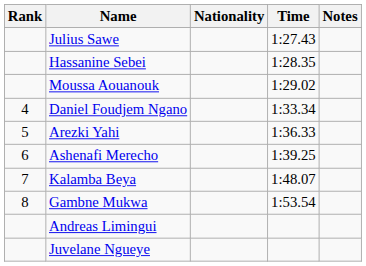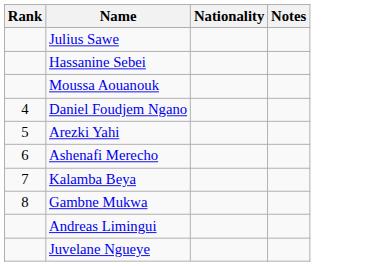- column: (293, 16)
